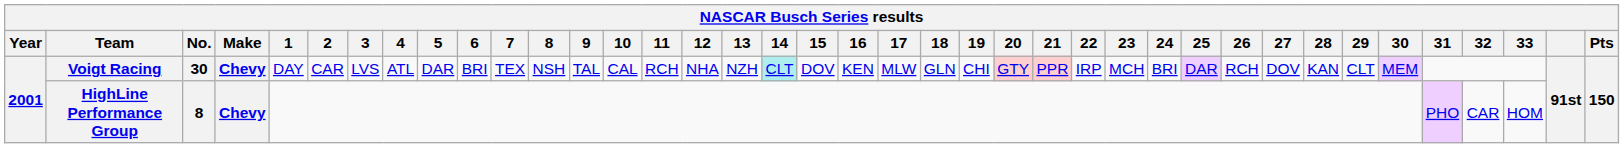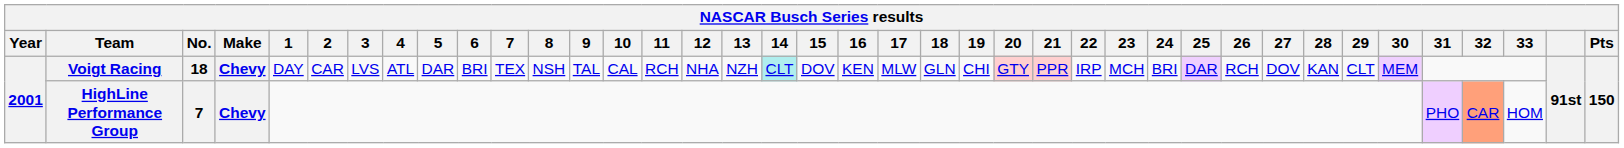(199, 68) 30 -> (199, 68) 18
(199, 112) 8 -> (199, 112) 7
(1483, 112) no background -> (1483, 112) lightsalmon background
